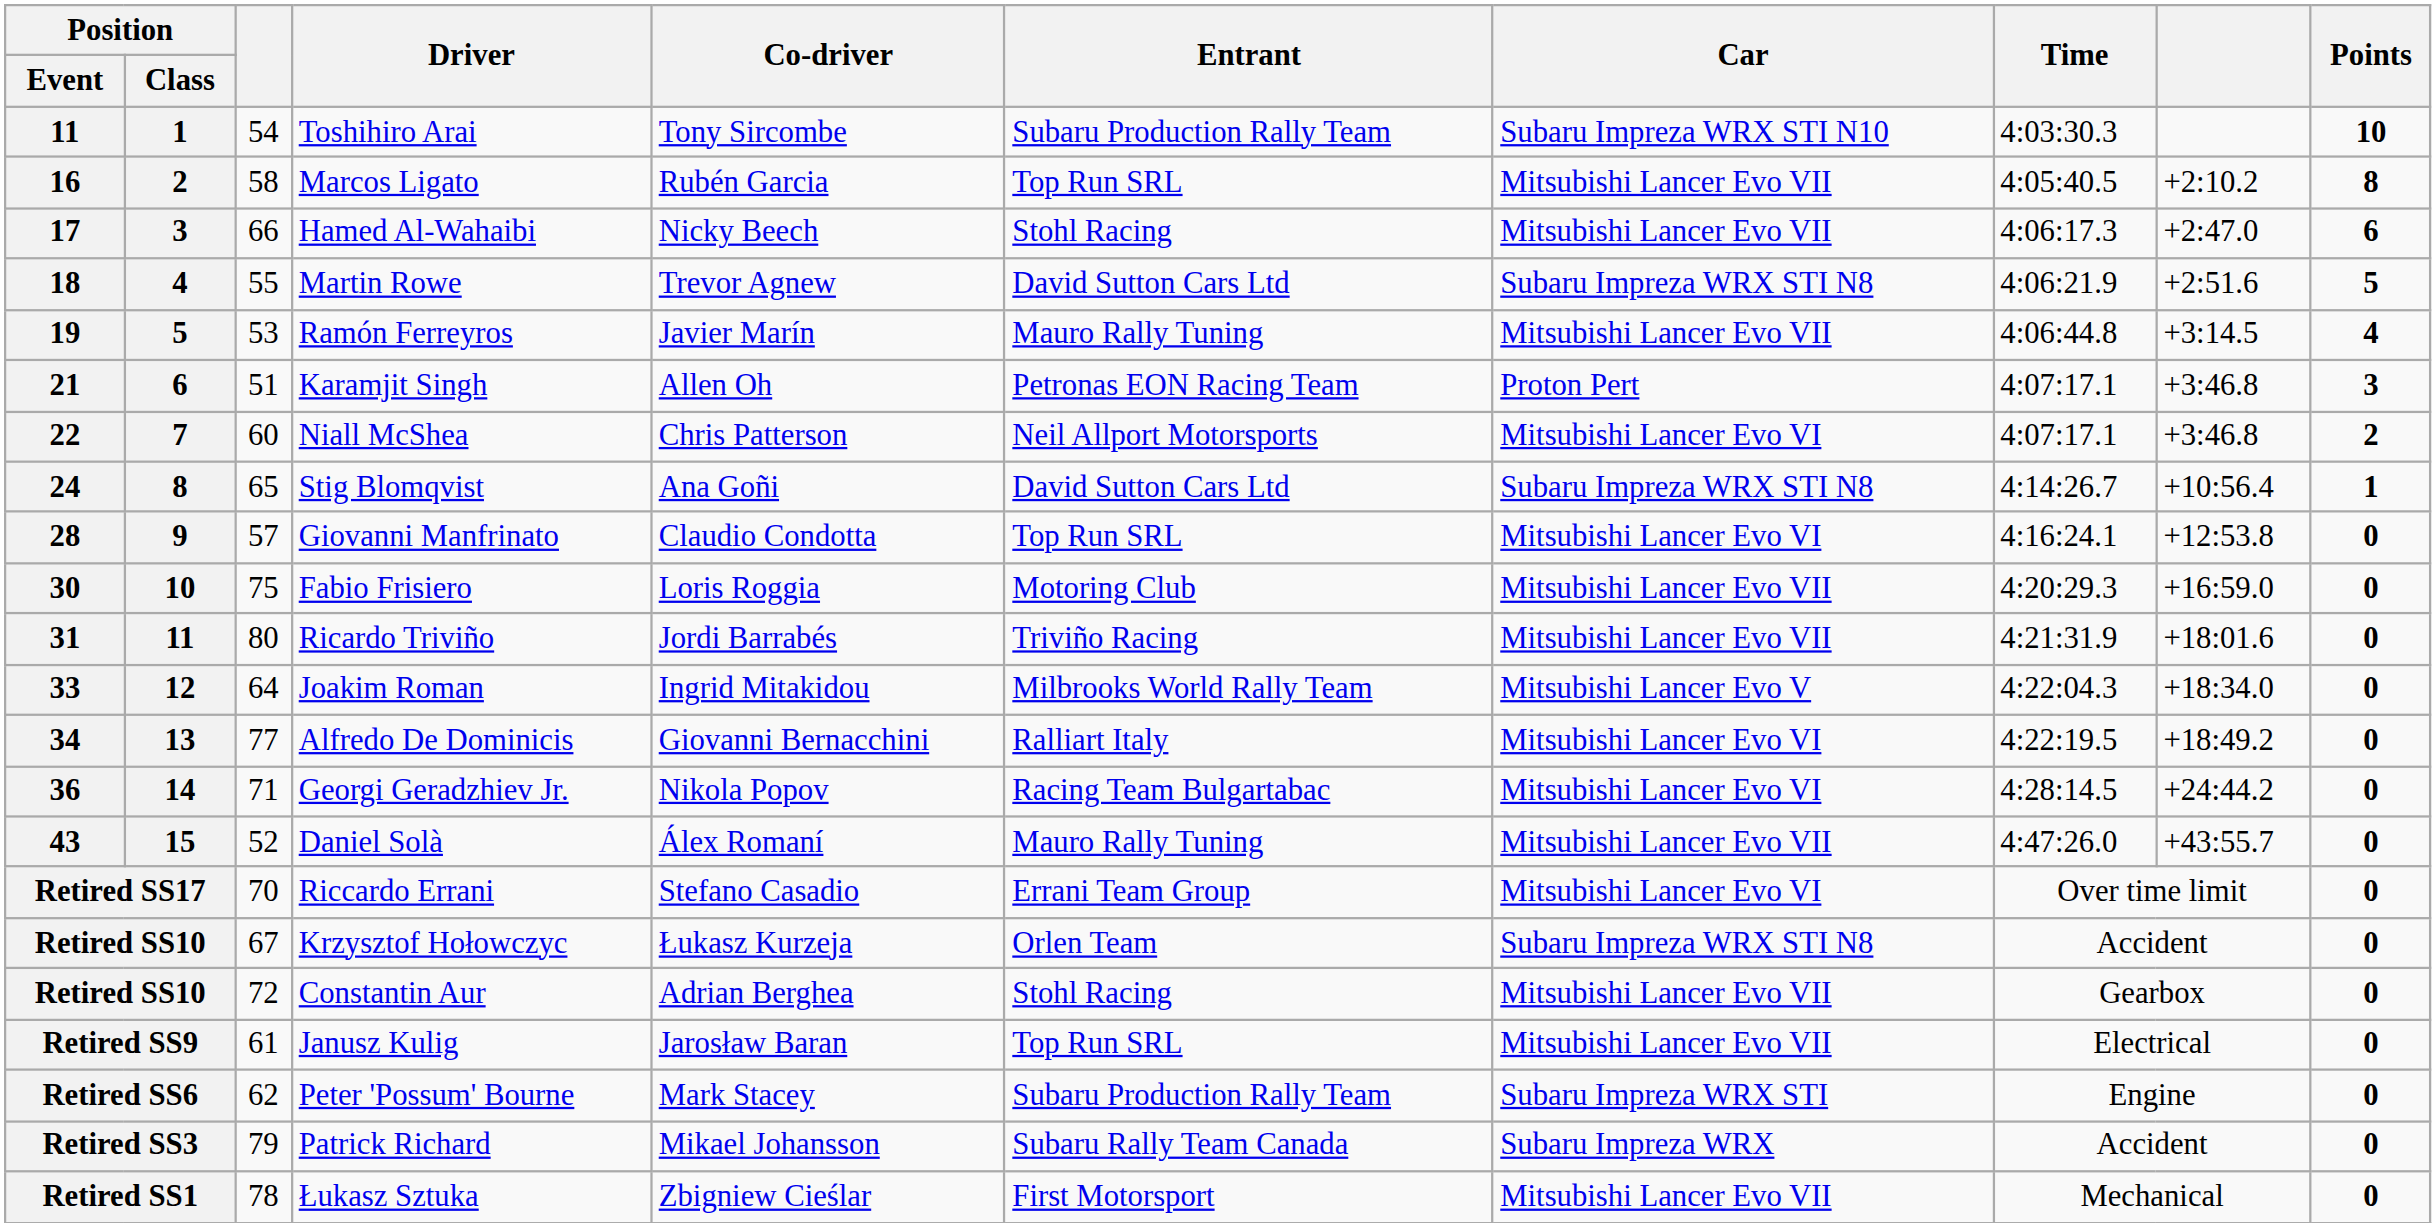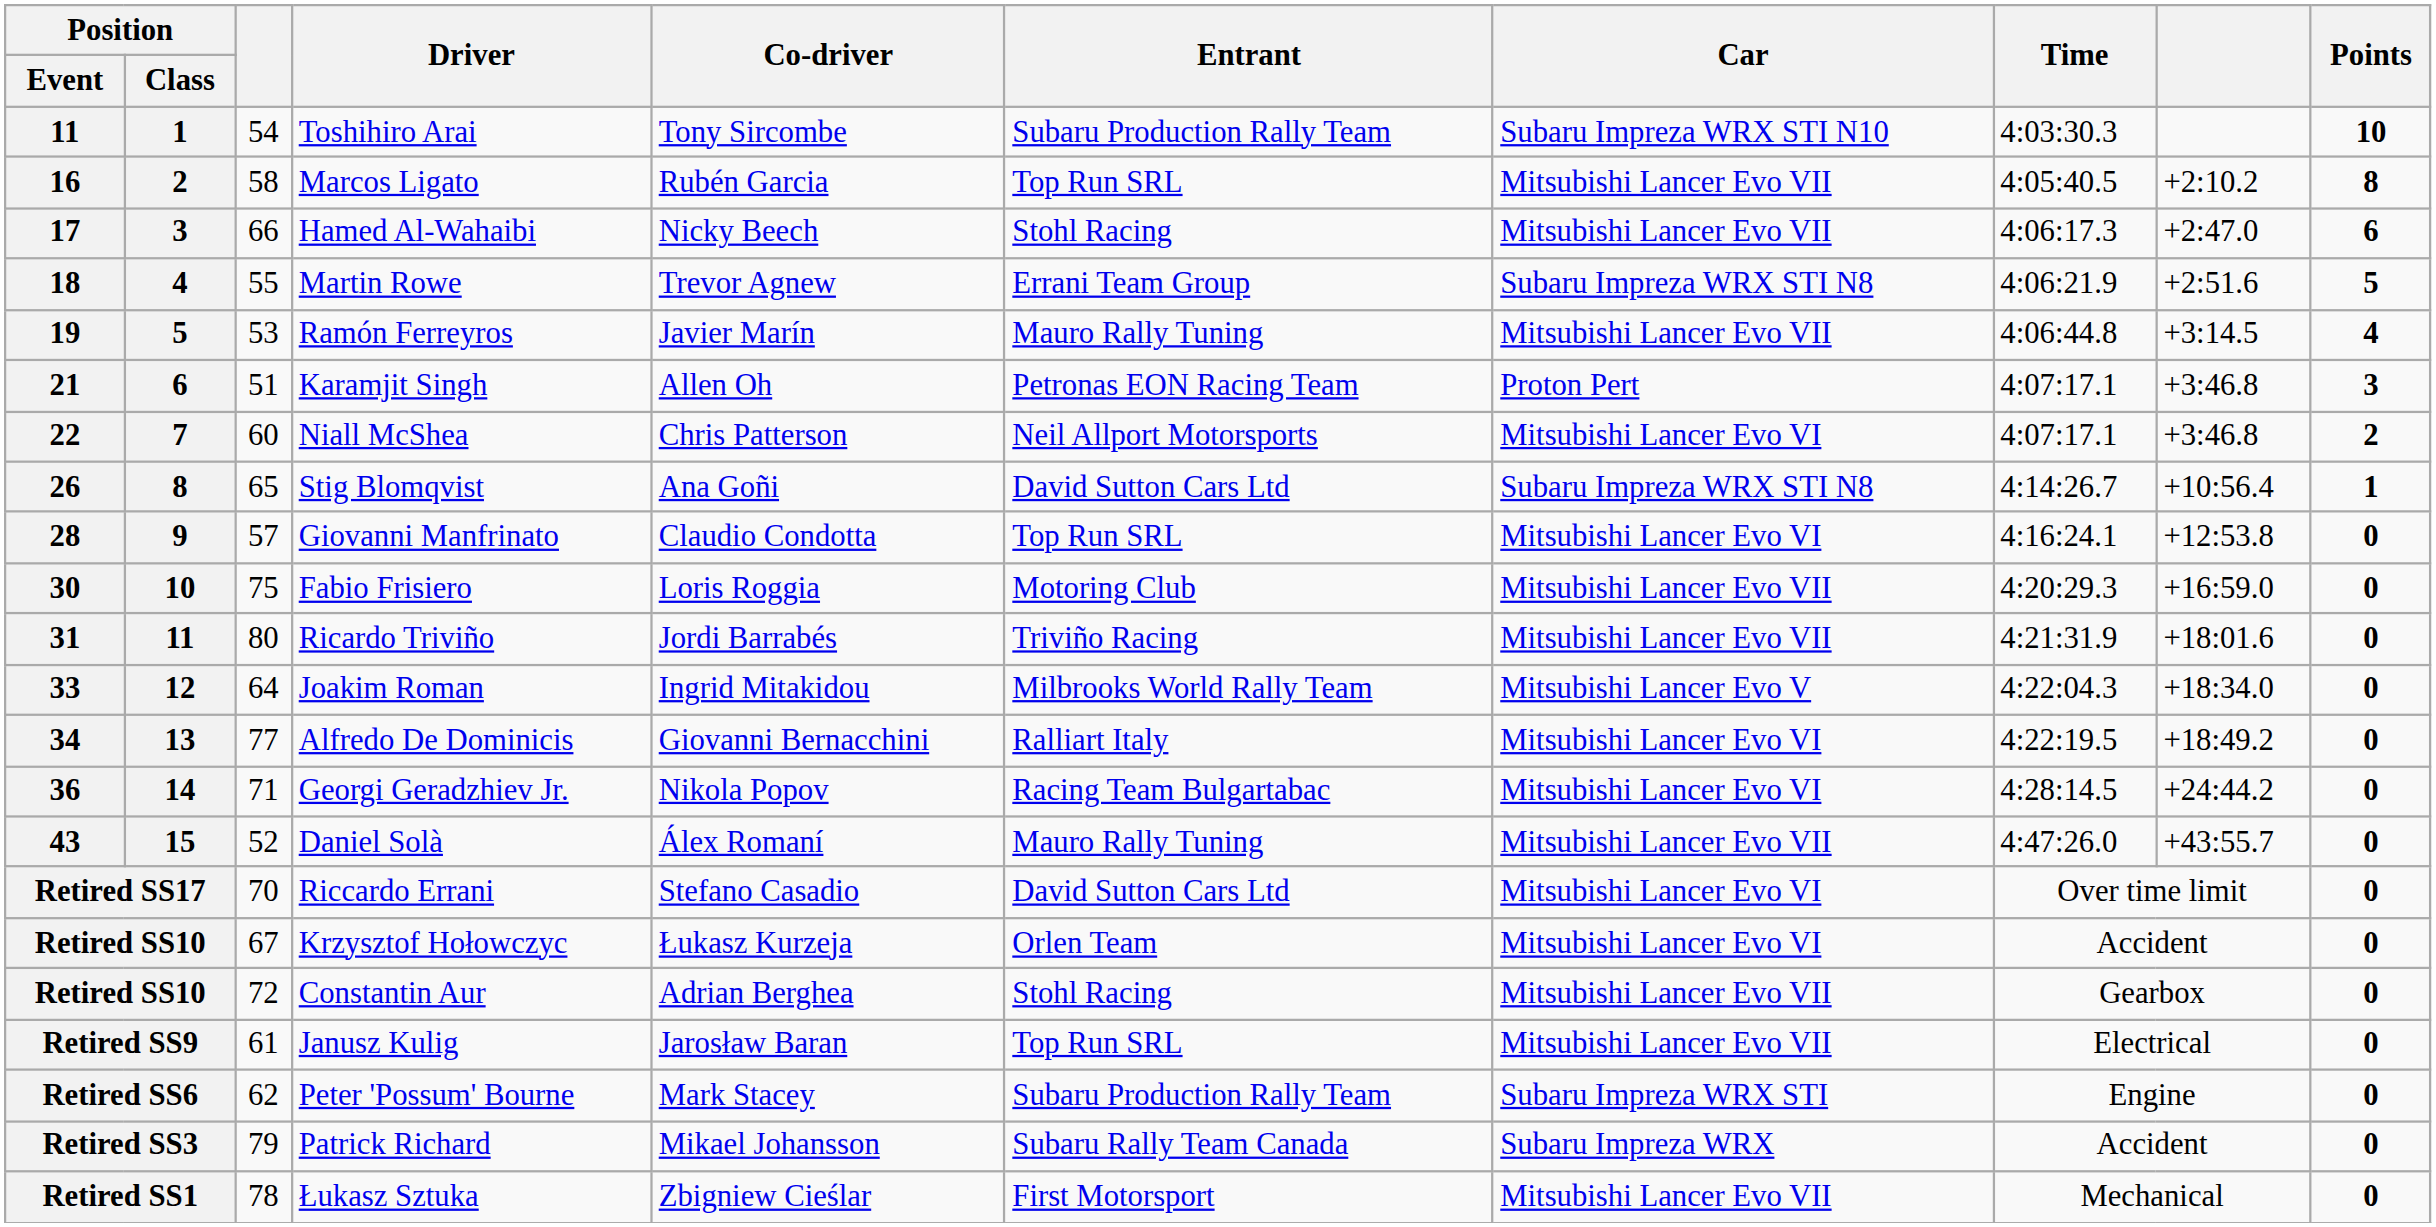(1151, 282) David Sutton Cars Ltd -> (1131, 282) Errani Team Group
(65, 485) 24 -> (65, 485) 26
(1131, 891) Errani Team Group -> (1151, 891) David Sutton Cars Ltd
(1687, 942) Subaru Impreza WRX STI N8 -> (1661, 942) Mitsubishi Lancer Evo VI
